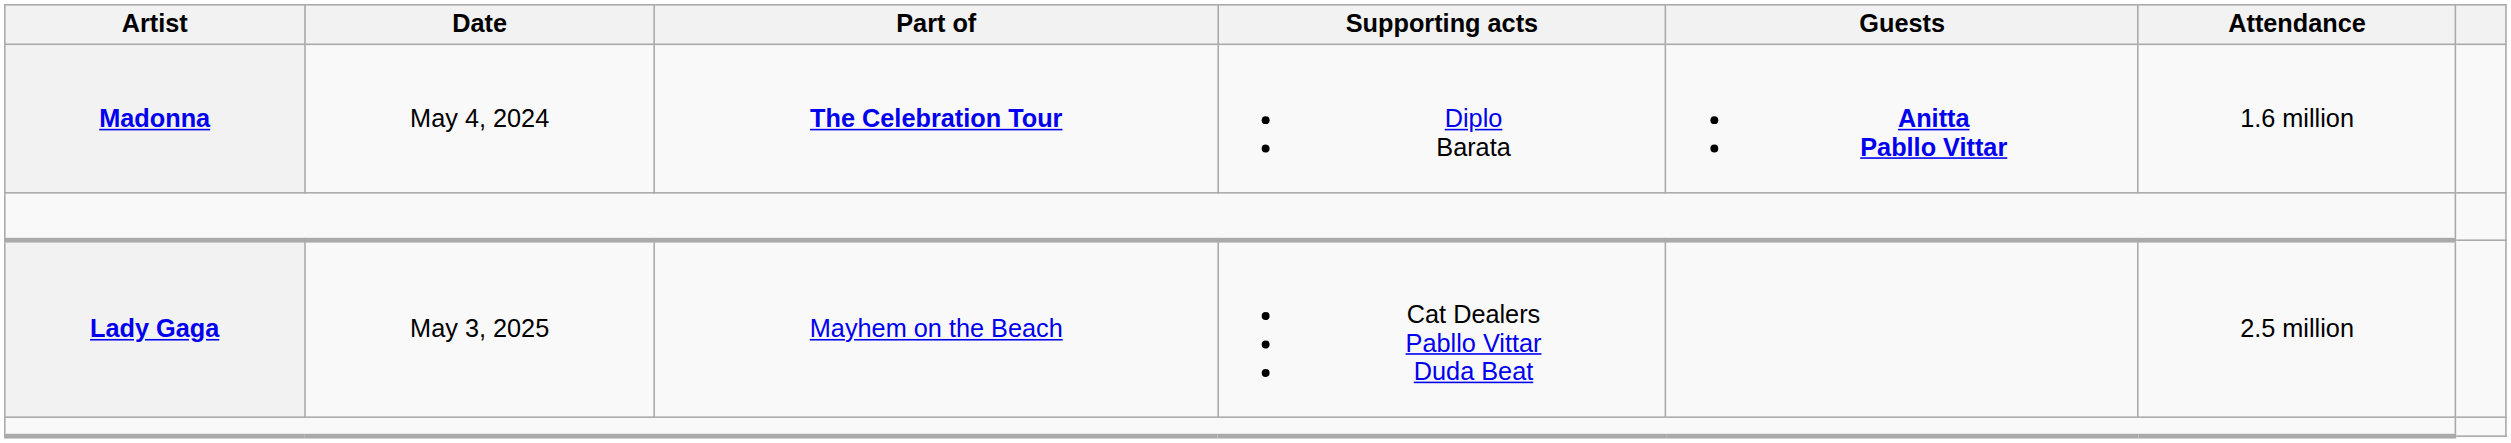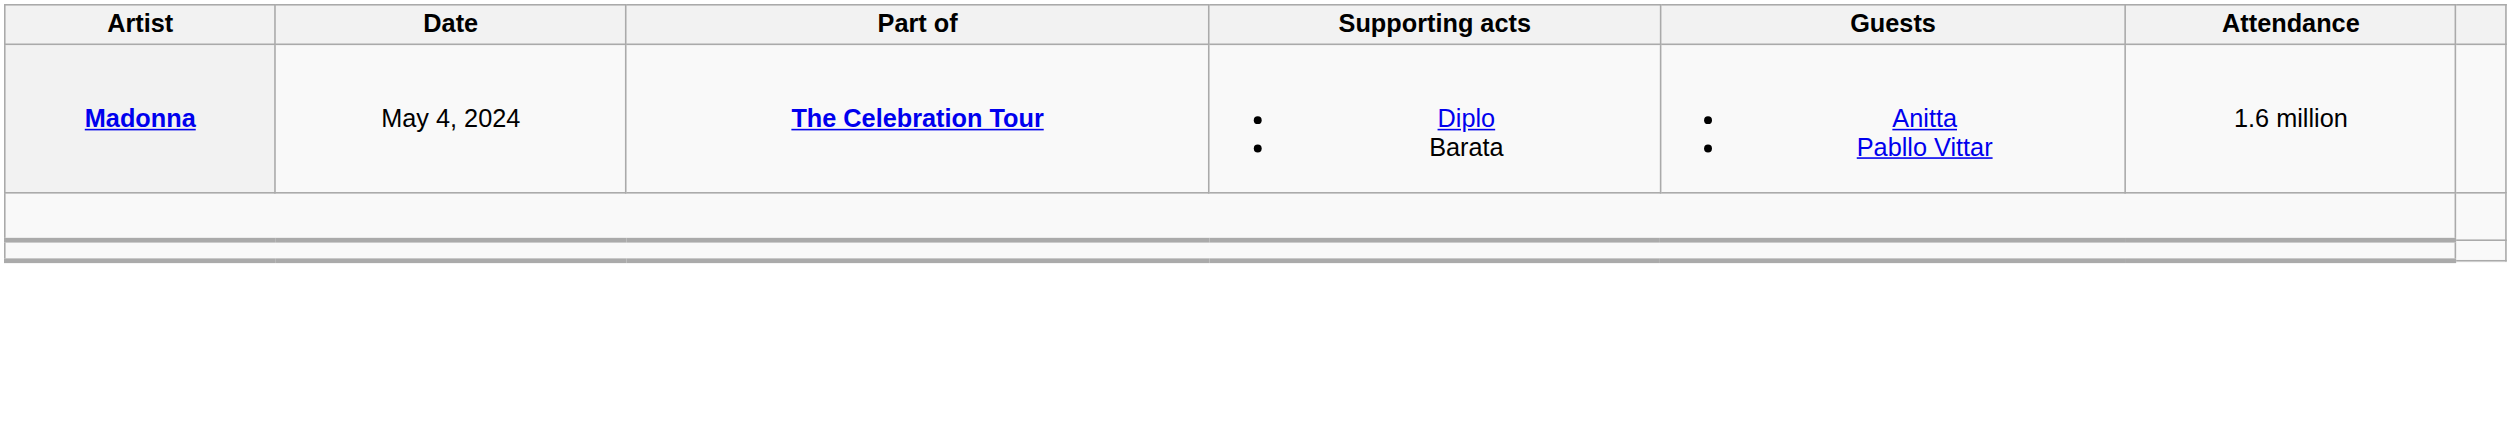(1902, 133) bold -> (1893, 133) normal
- row: (155, 329)
